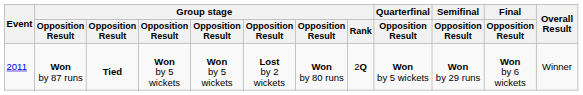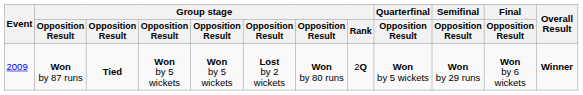(17, 67) 2011 -> (17, 67) 2009
(557, 67) normal -> (557, 67) bold
